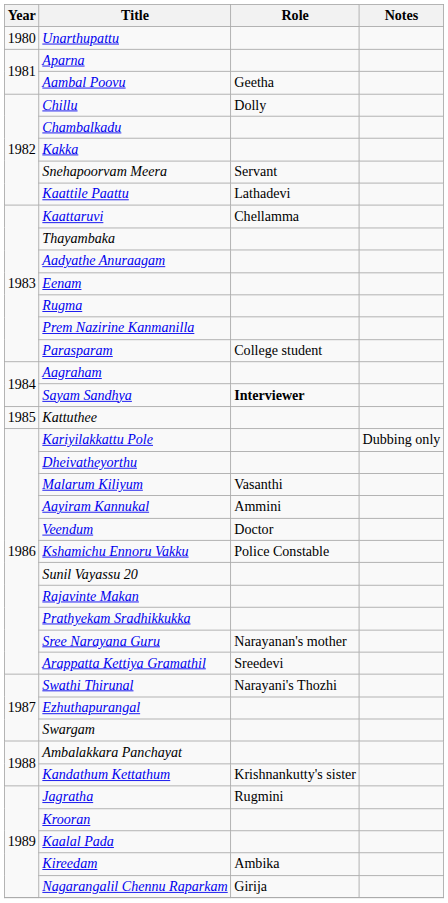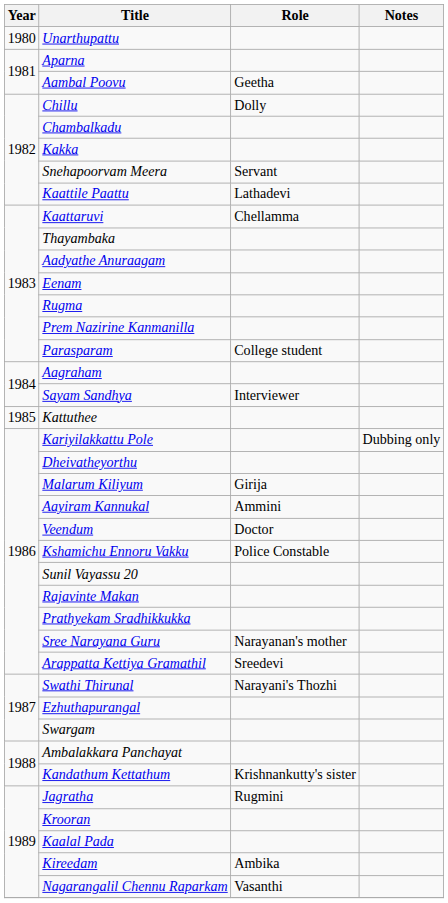(269, 395) bold -> (267, 395) normal
(258, 484) Vasanthi -> (251, 484) Girija
(251, 886) Girija -> (258, 886) Vasanthi
